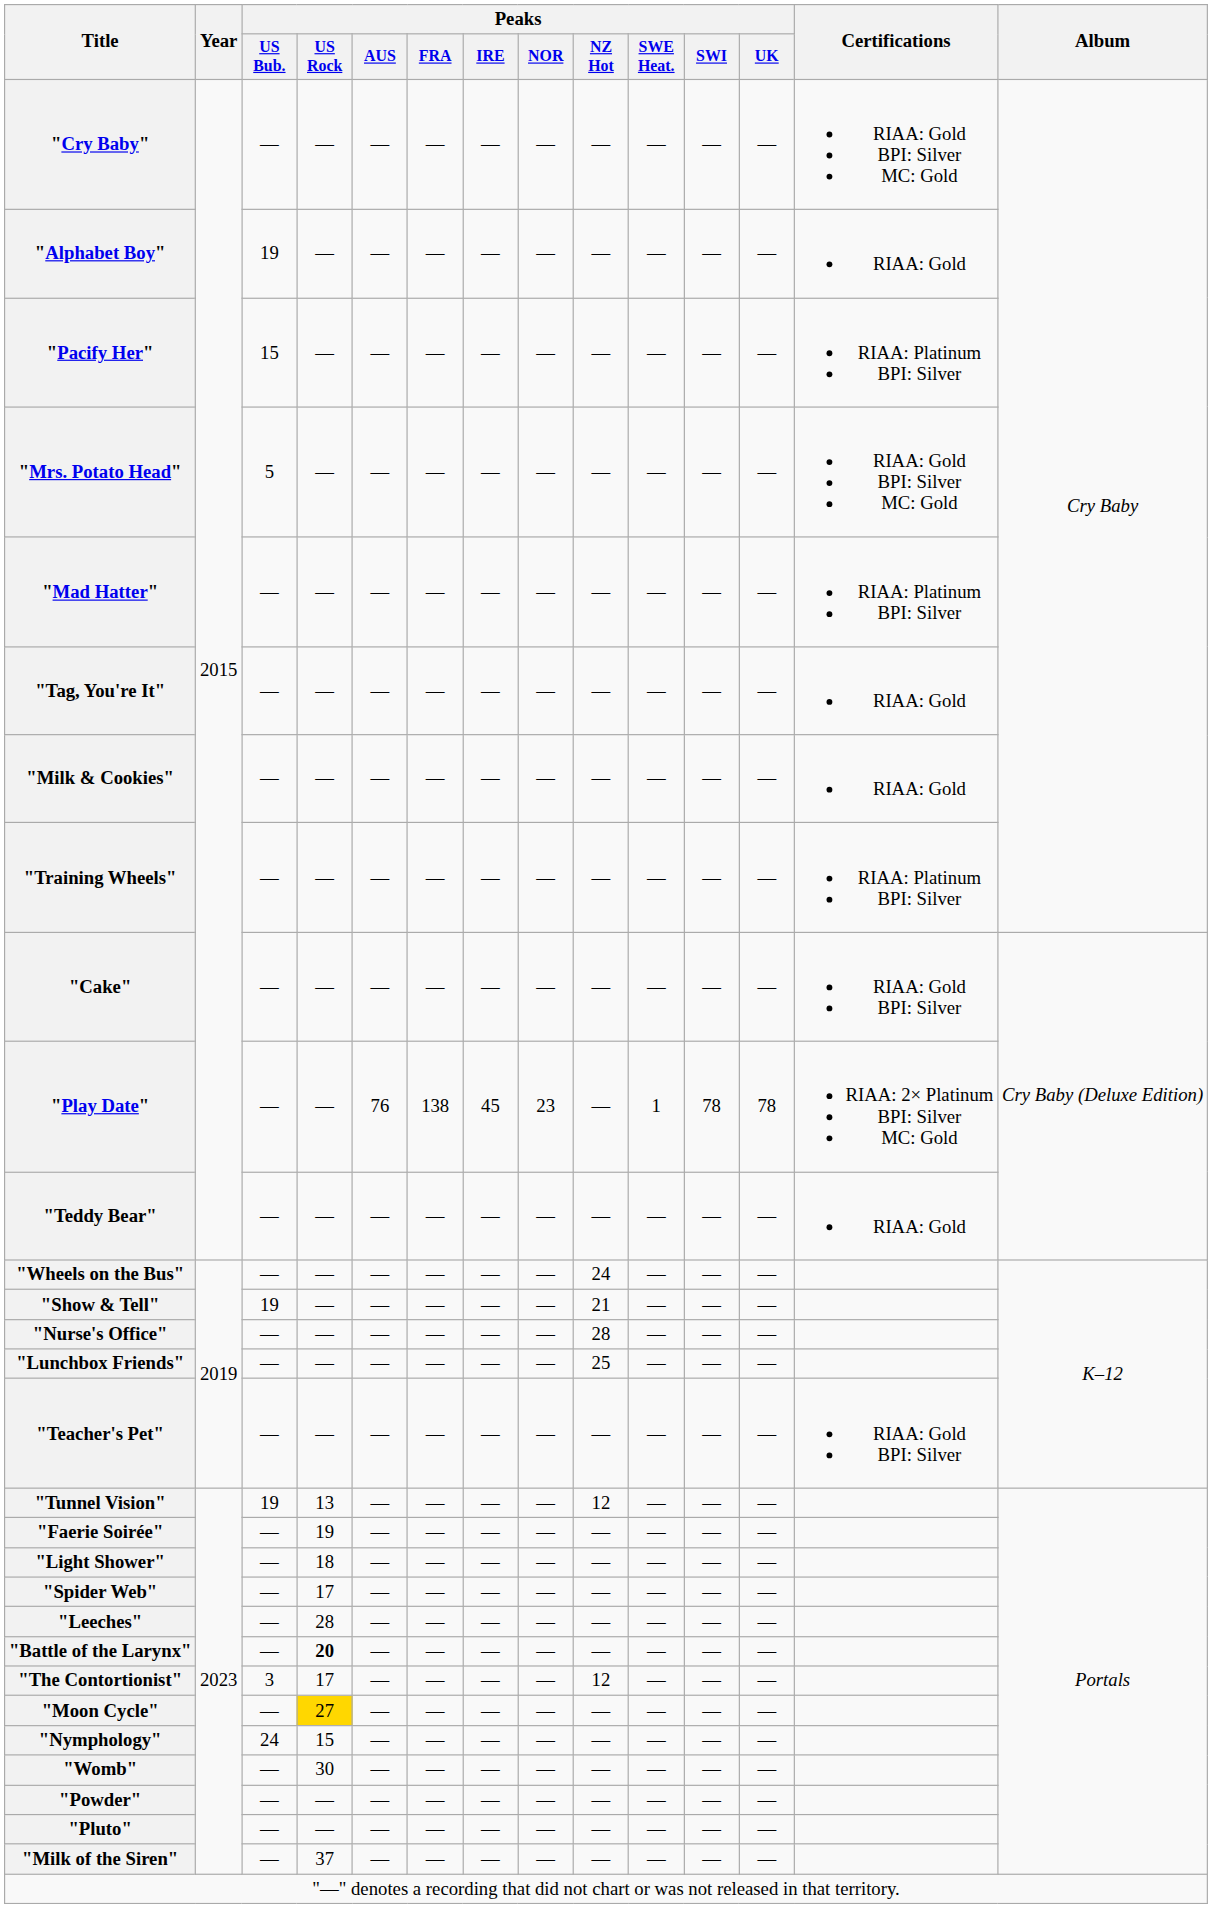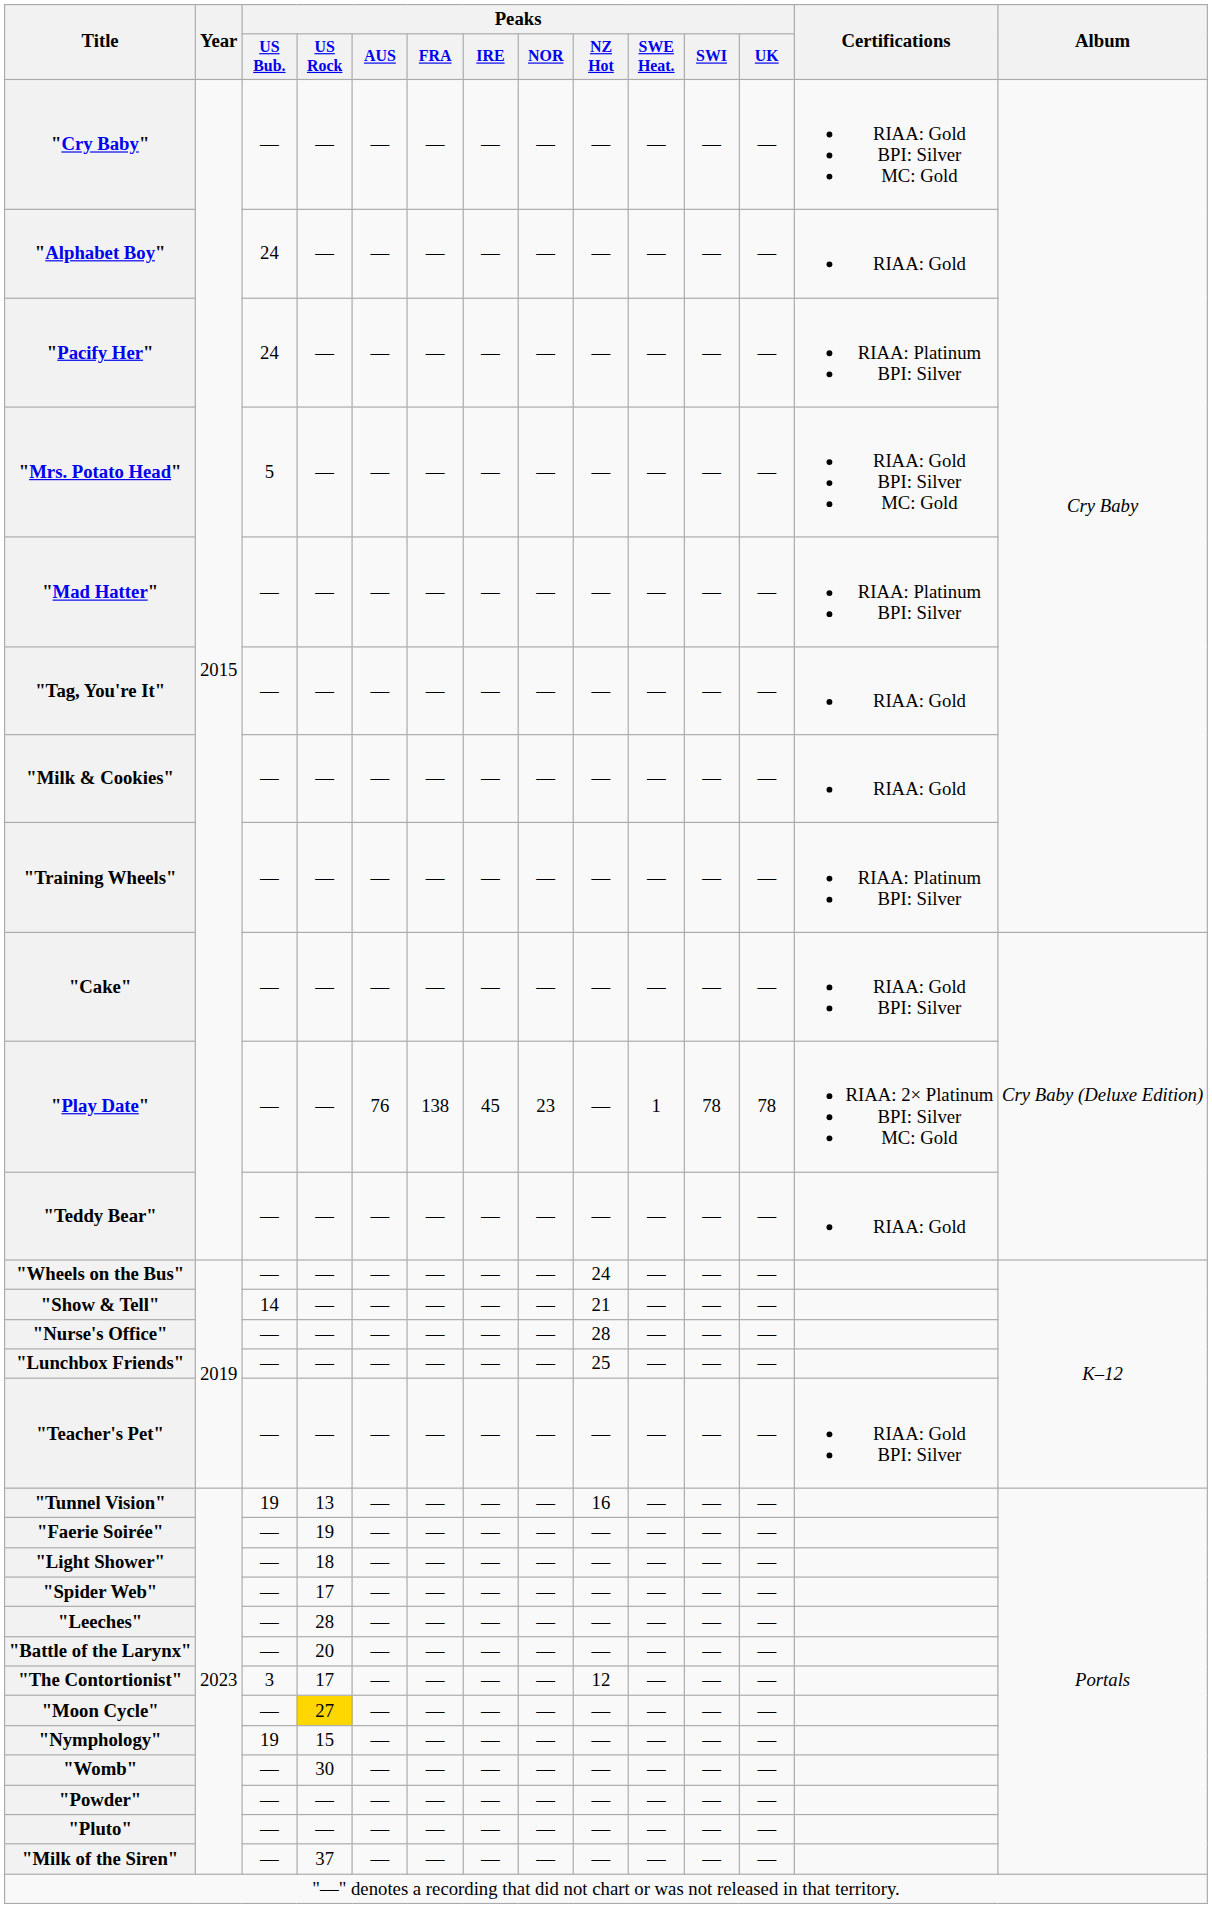(269, 253) 19 -> (269, 253) 24
(269, 352) 15 -> (269, 352) 24
(269, 1304) 19 -> (269, 1304) 14
(601, 1502) 12 -> (601, 1502) 16
(325, 1651) bold -> (325, 1651) normal
(269, 1740) 24 -> (269, 1740) 19
